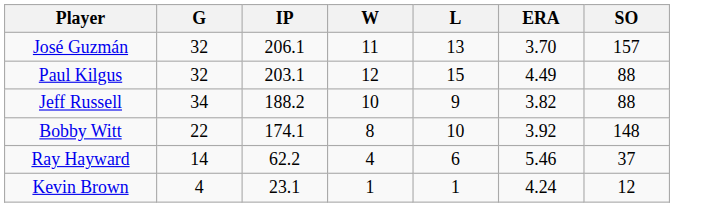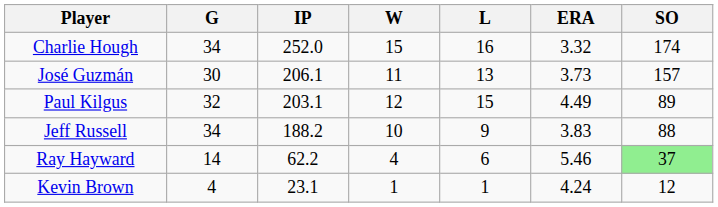+ row: (85, 46)
(199, 46) 32 -> (212, 74) 30
(541, 46) 3.70 -> (576, 74) 3.73
(626, 74) 88 -> (667, 103) 89
(541, 103) 3.82 -> (576, 131) 3.83
- row: (81, 131)
(626, 159) no background -> (667, 159) lightgreen background
